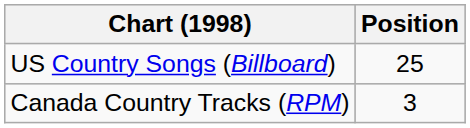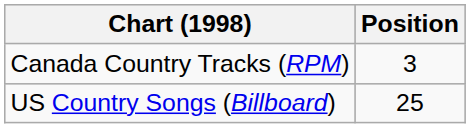rows swapped: (180, 102) <-> (173, 63)
